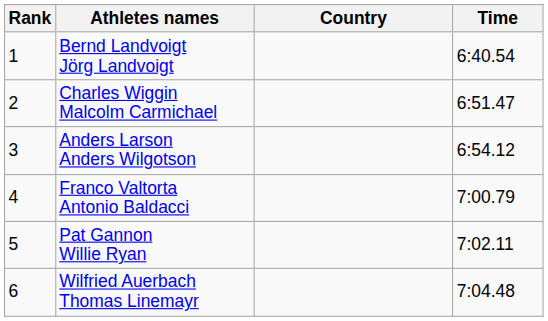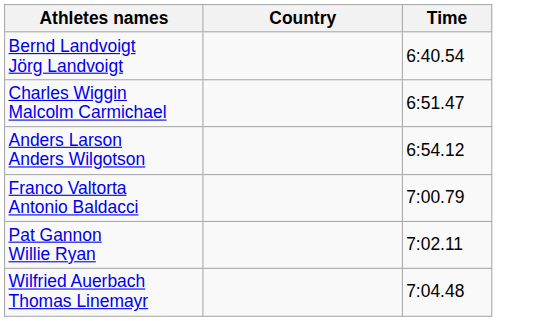- column: (30, 18)
